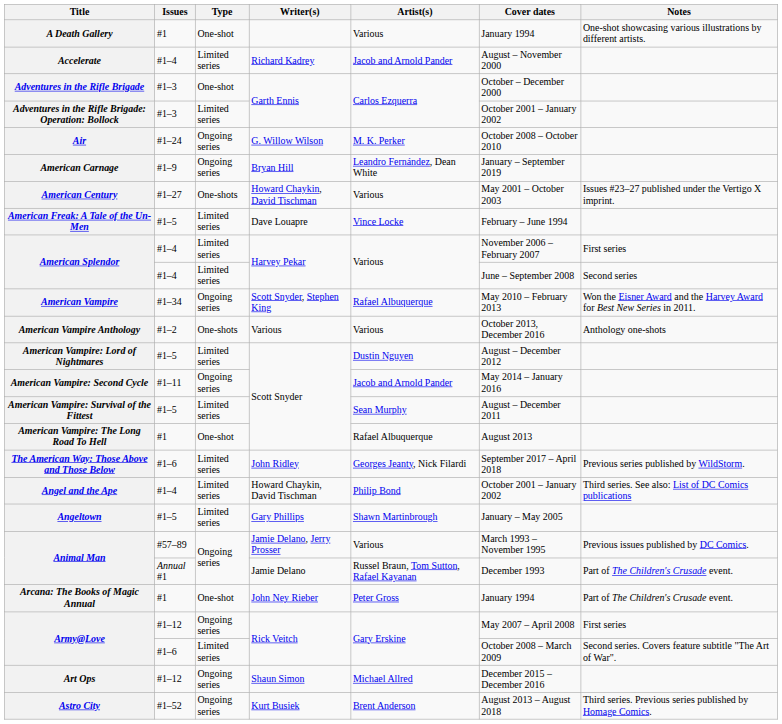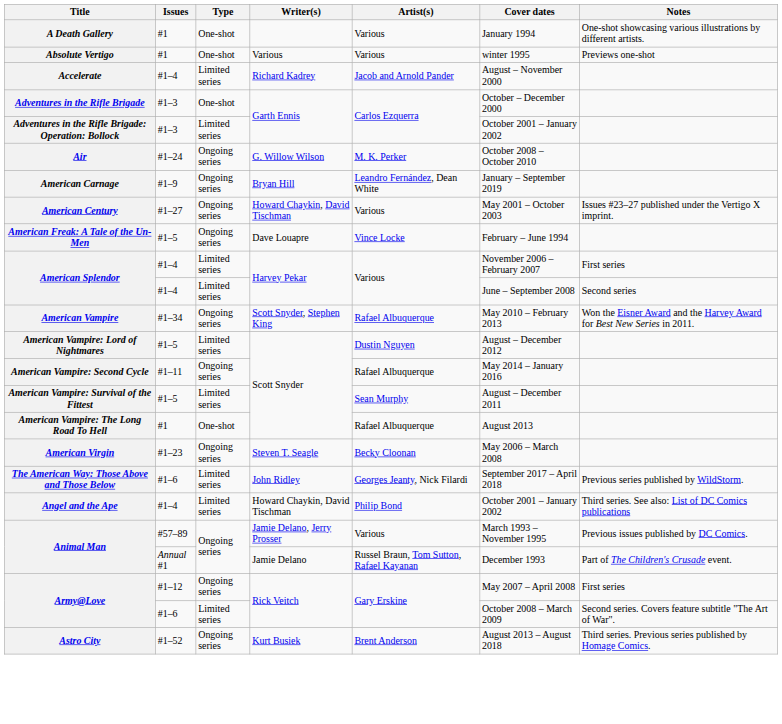+ row: (80, 54)
(218, 195) One-shots -> (216, 210) Ongoing series
(213, 221) Limited series -> (216, 237) Ongoing series
- row: (79, 329)
(403, 383) Jacob and Arnold Pander -> (394, 372) Rafael Albuquerque
+ row: (80, 452)
- row: (79, 517)
- row: (79, 598)
- row: (79, 679)
